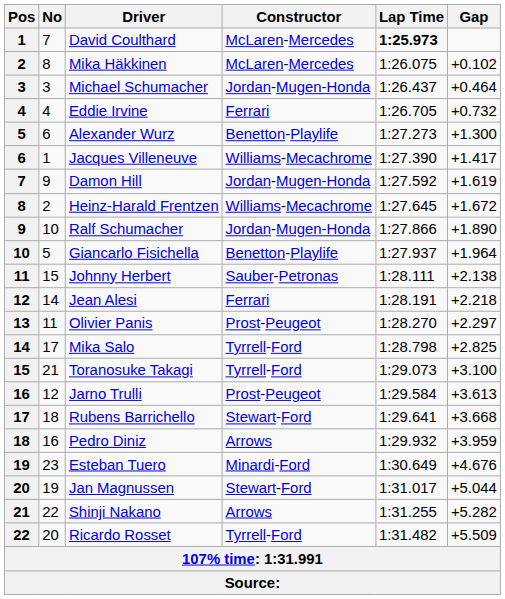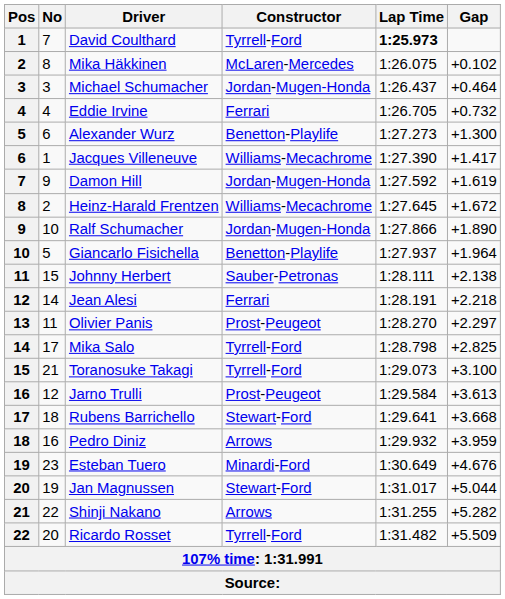(290, 40) McLaren-Mercedes -> (264, 40) Tyrrell-Ford
